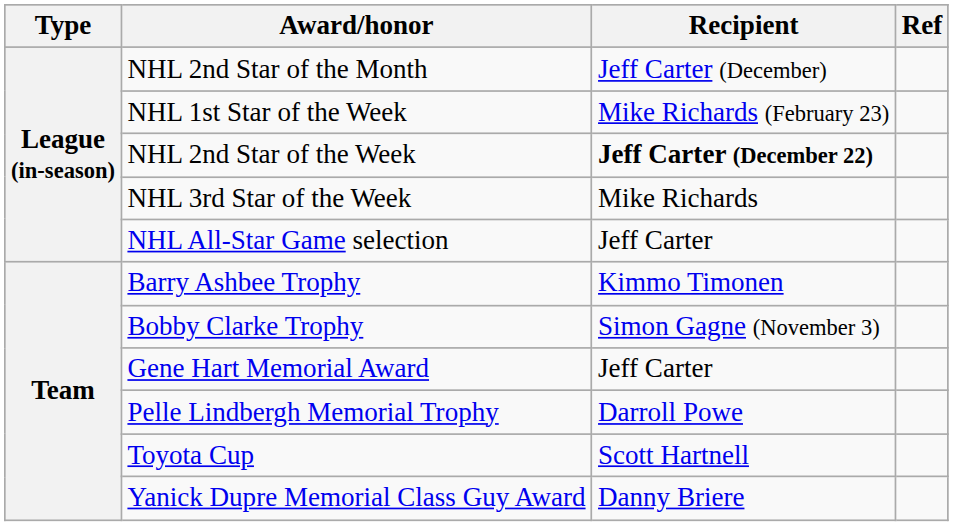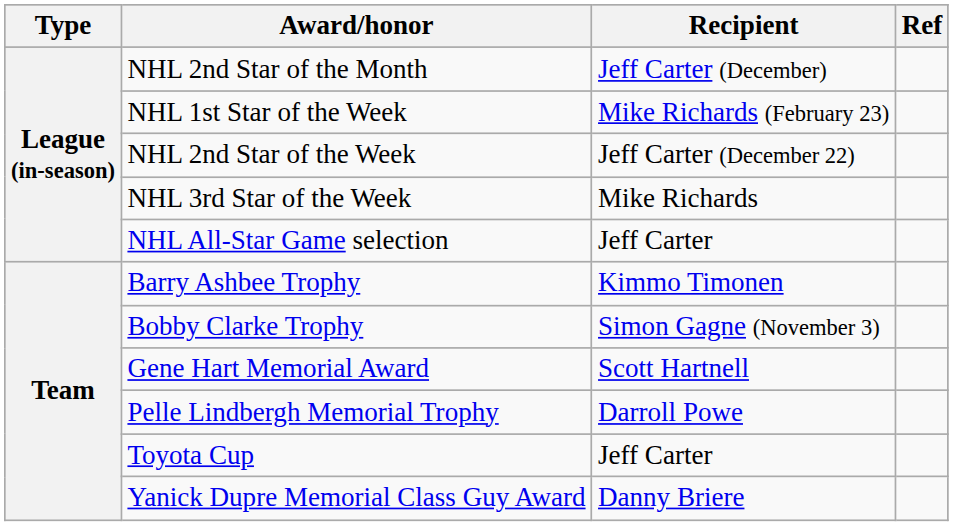(735, 154) bold -> (726, 154) normal
(655, 369) Jeff Carter -> (674, 369) Scott Hartnell
(674, 454) Scott Hartnell -> (655, 454) Jeff Carter
